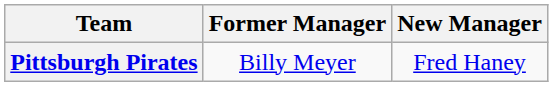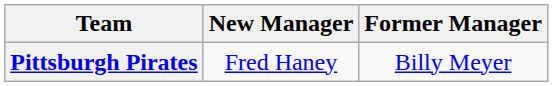columns swapped: (297, 23) <-> (470, 23)
